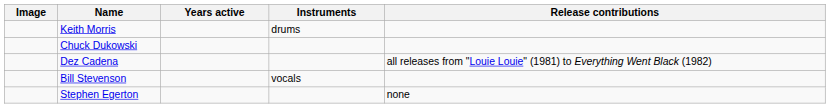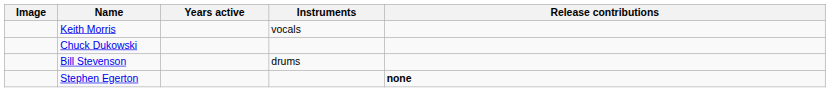(286, 29) drums -> (286, 29) vocals
- row: (89, 62)
(286, 78) vocals -> (286, 62) drums
(398, 95) normal -> (399, 78) bold
